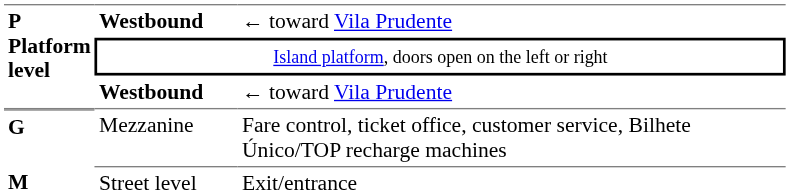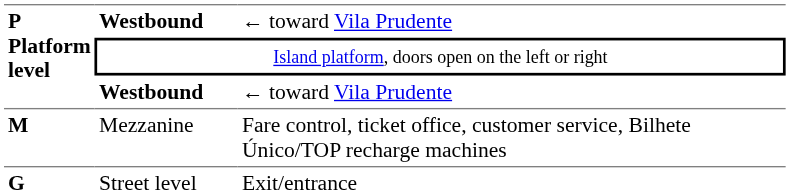(16, 126) G -> (18, 125) M
(18, 182) M -> (16, 183) G
